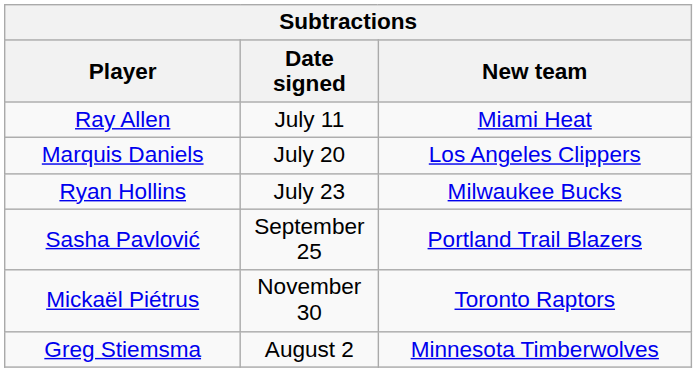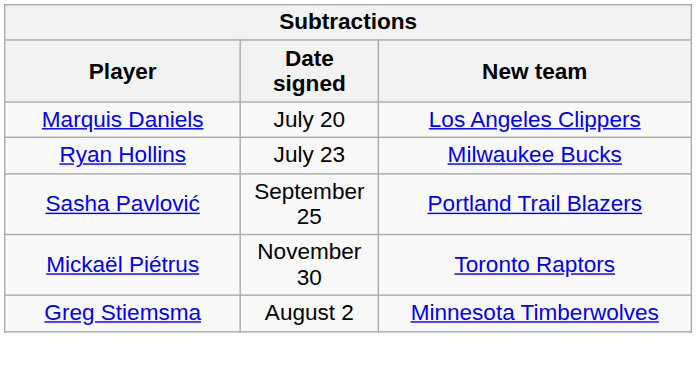- row: (123, 119)
